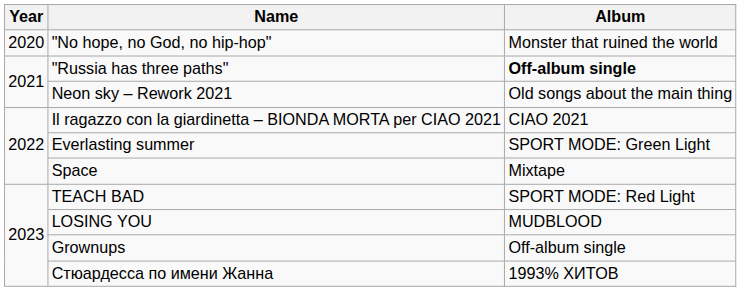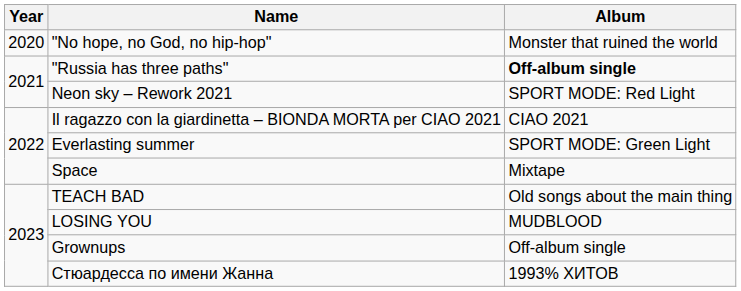(620, 94) Old songs about the main thing -> (602, 94) SPORT MODE: Red Light
(602, 196) SPORT MODE: Red Light -> (620, 196) Old songs about the main thing
